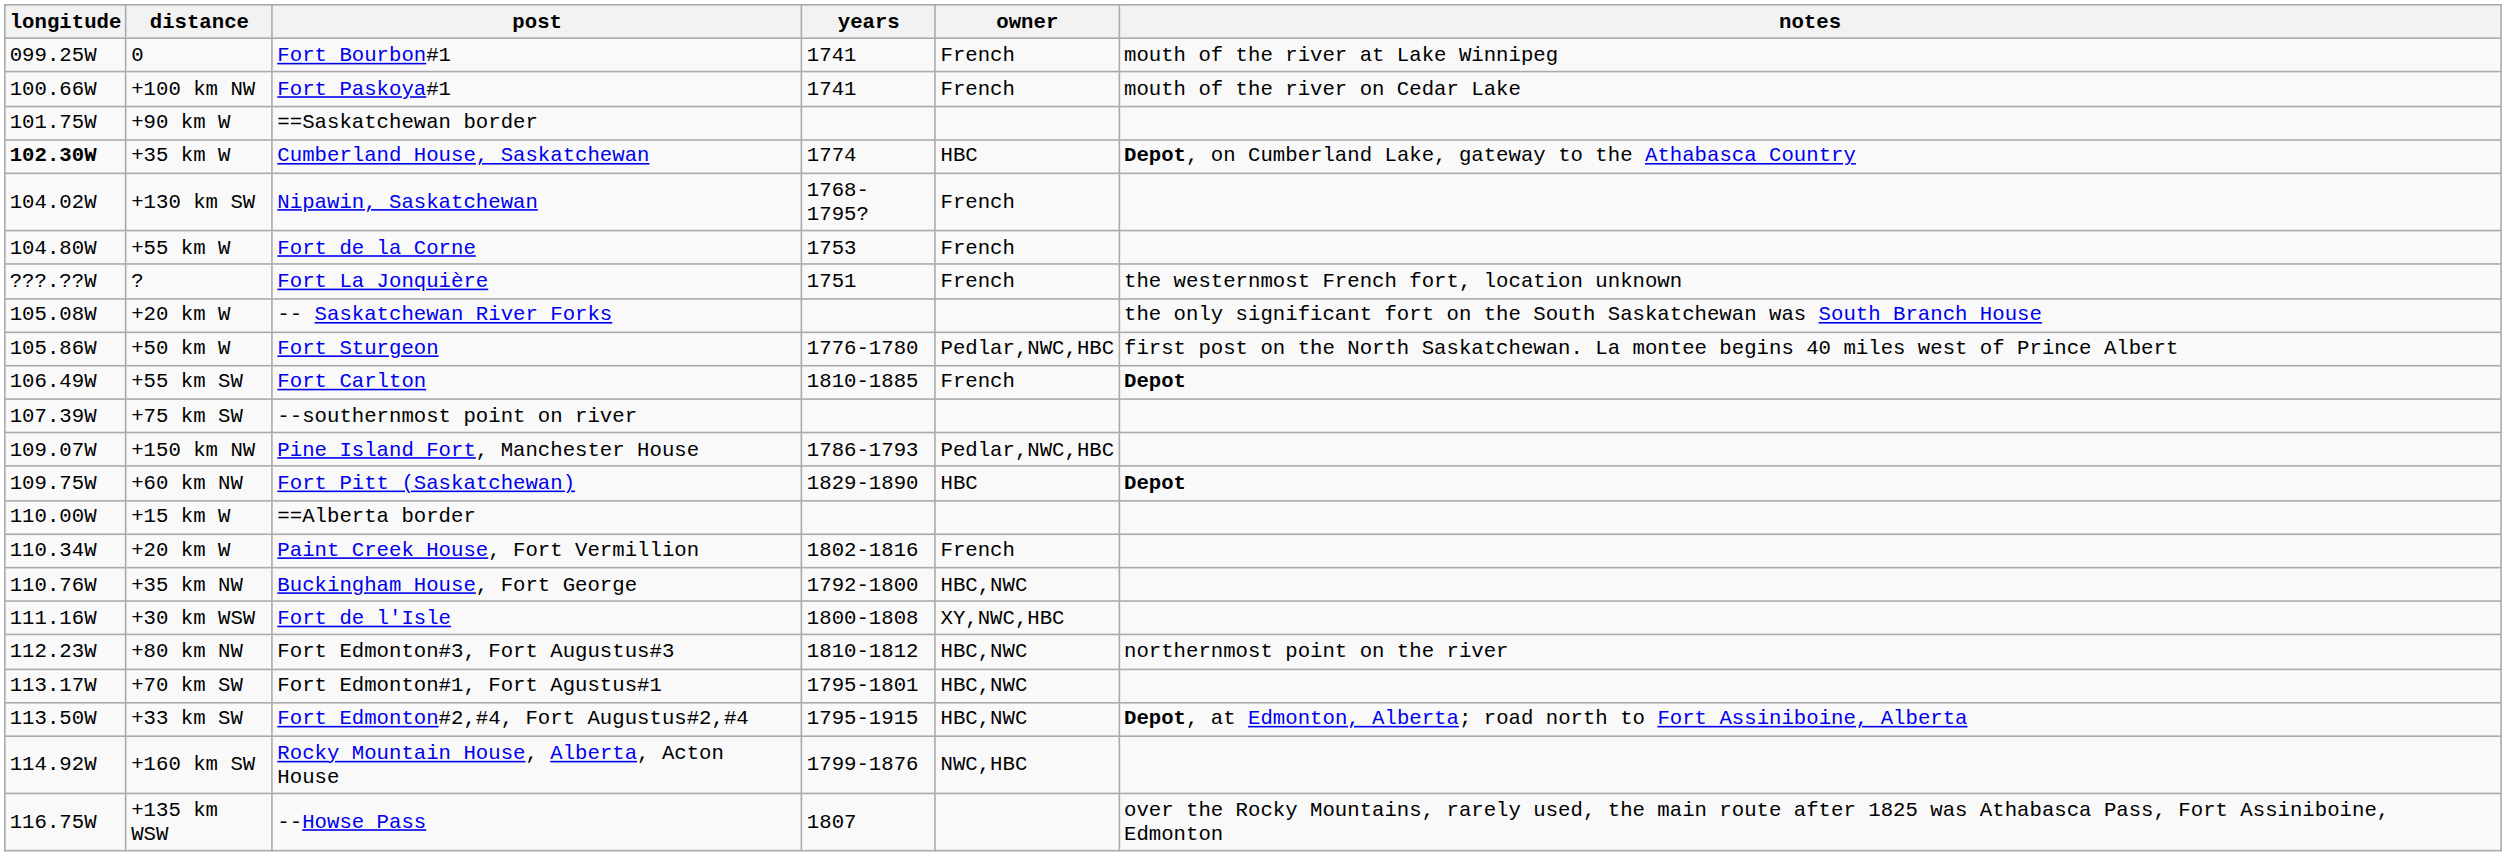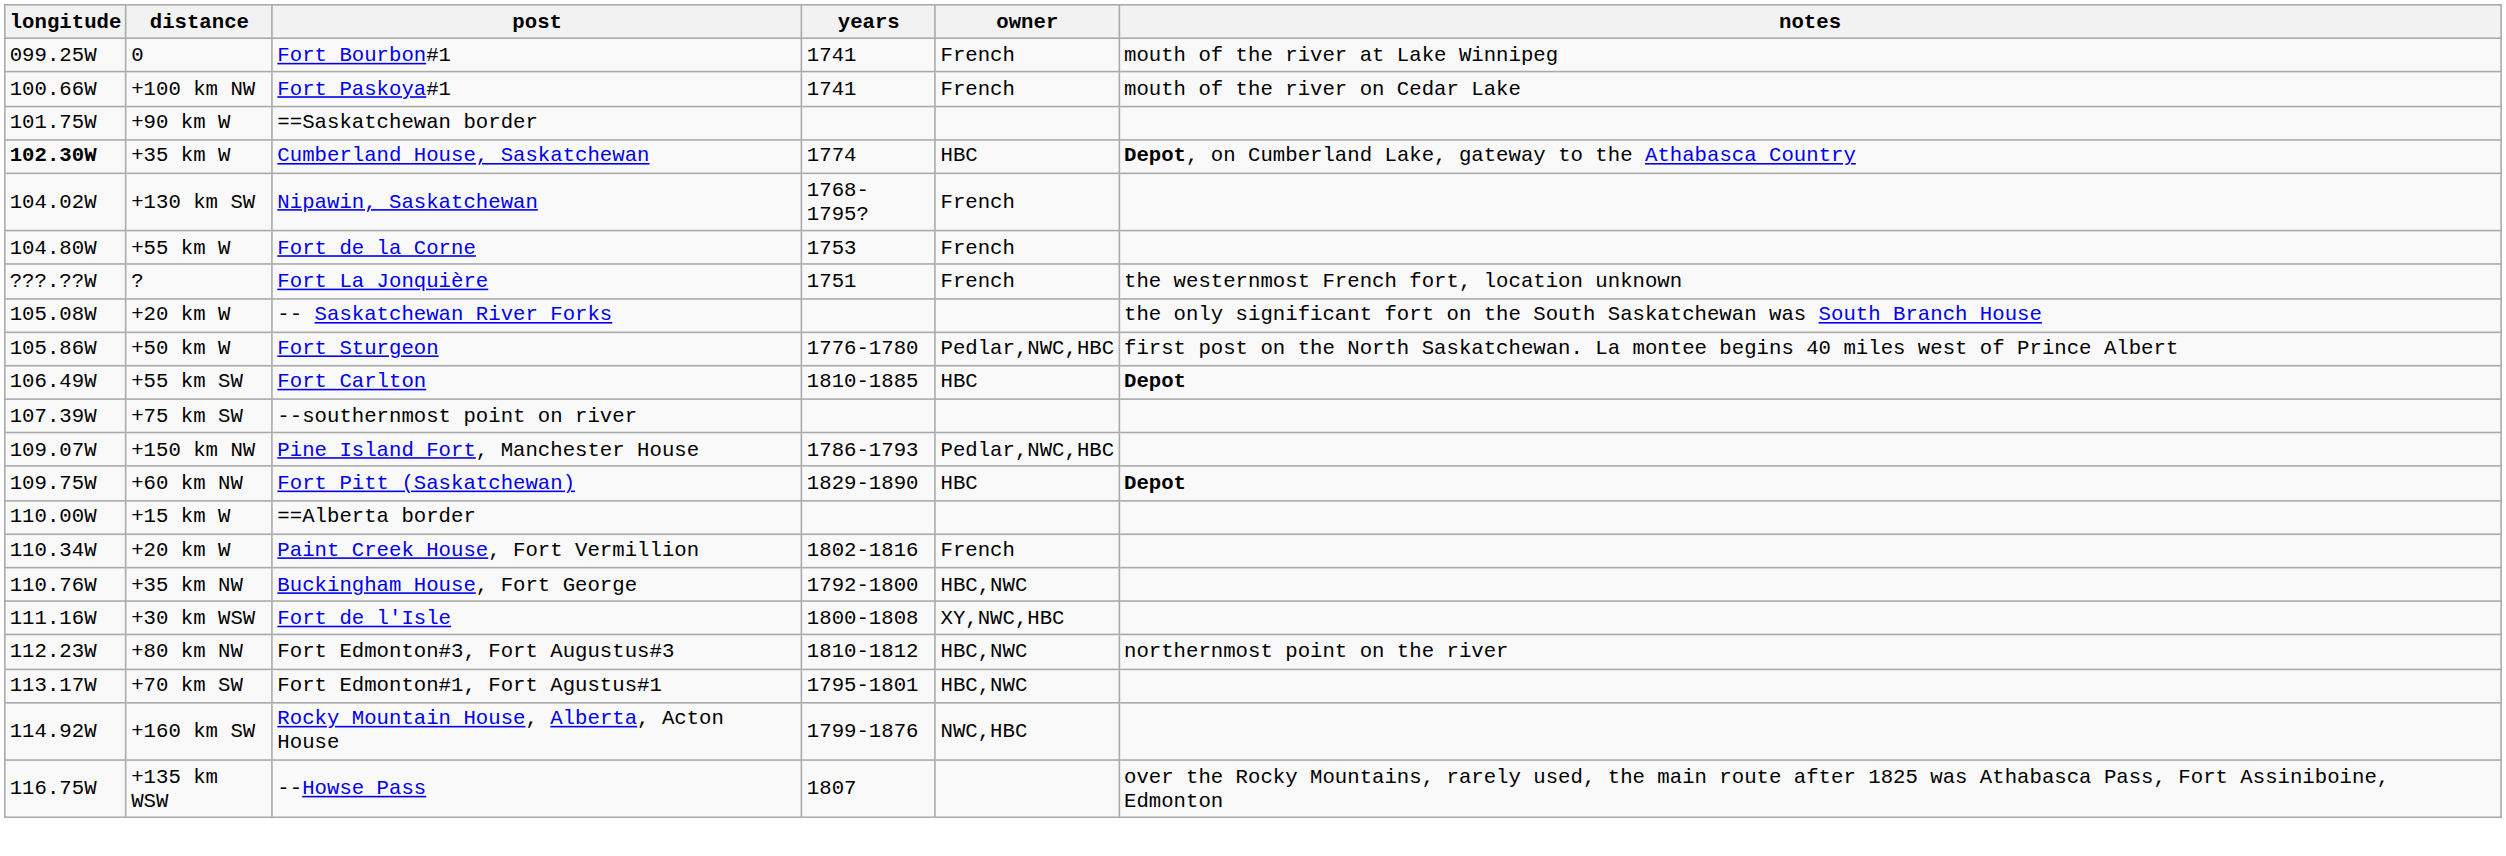(978, 382) French -> (959, 382) HBC
- row: (513, 719)
